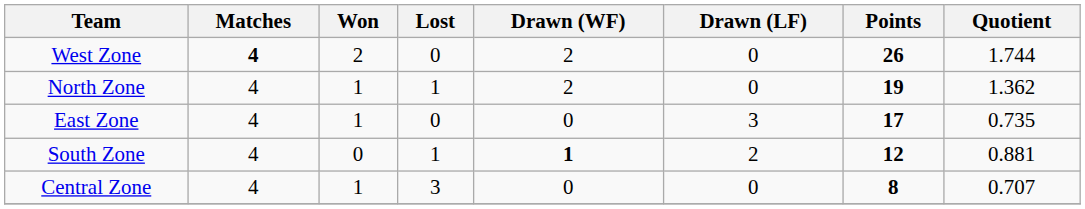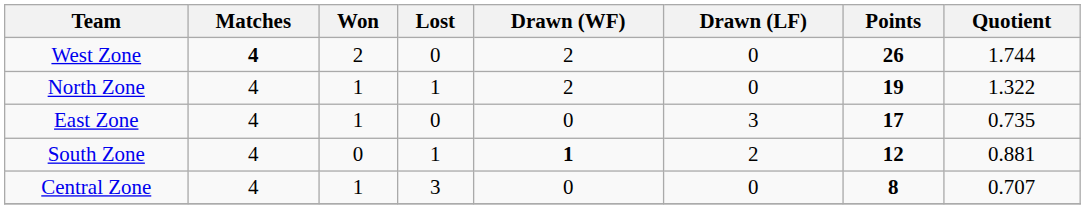(1012, 87) 1.362 -> (1012, 87) 1.322
